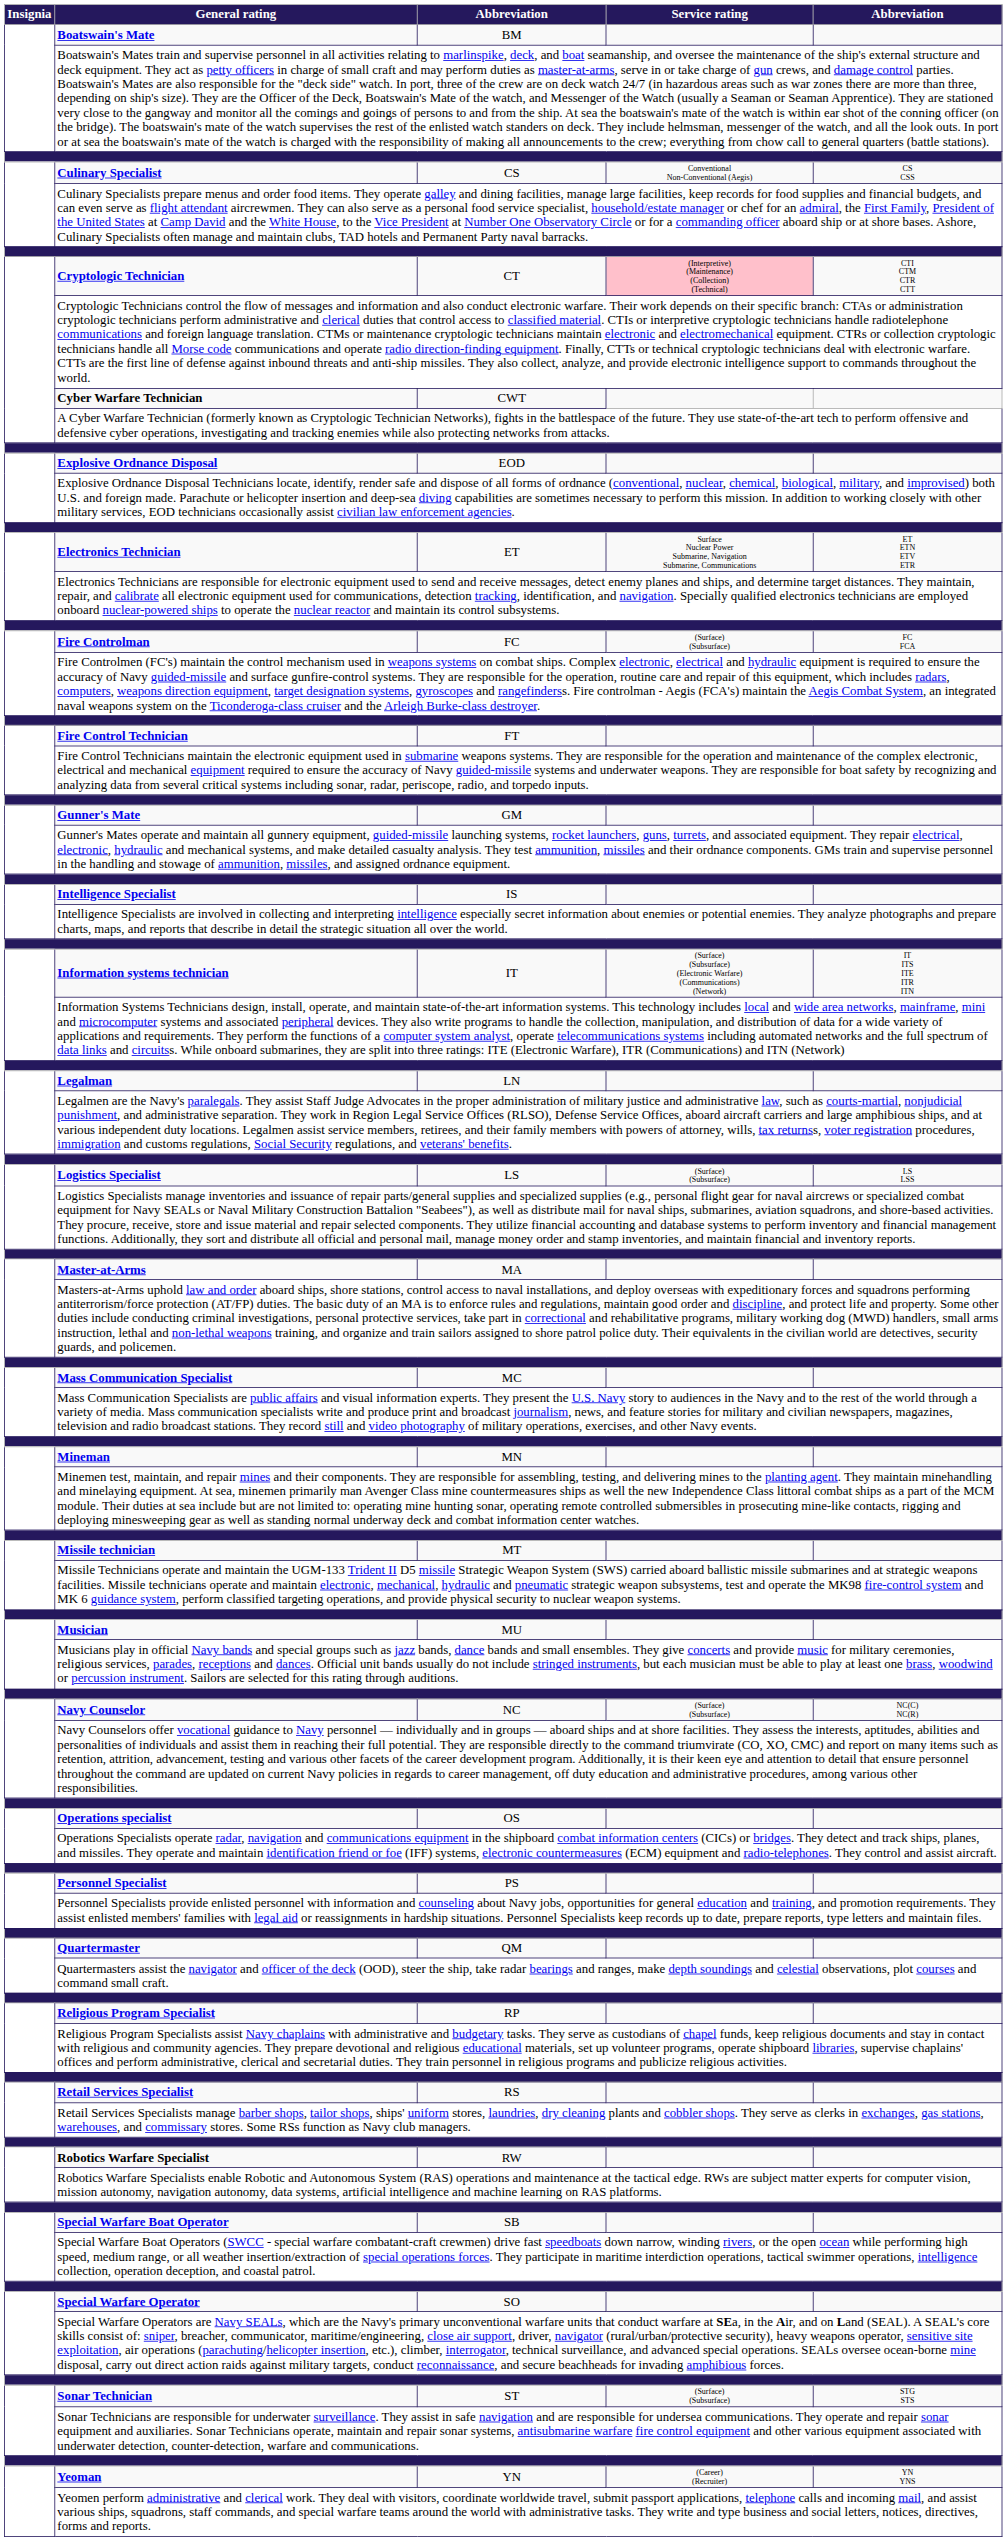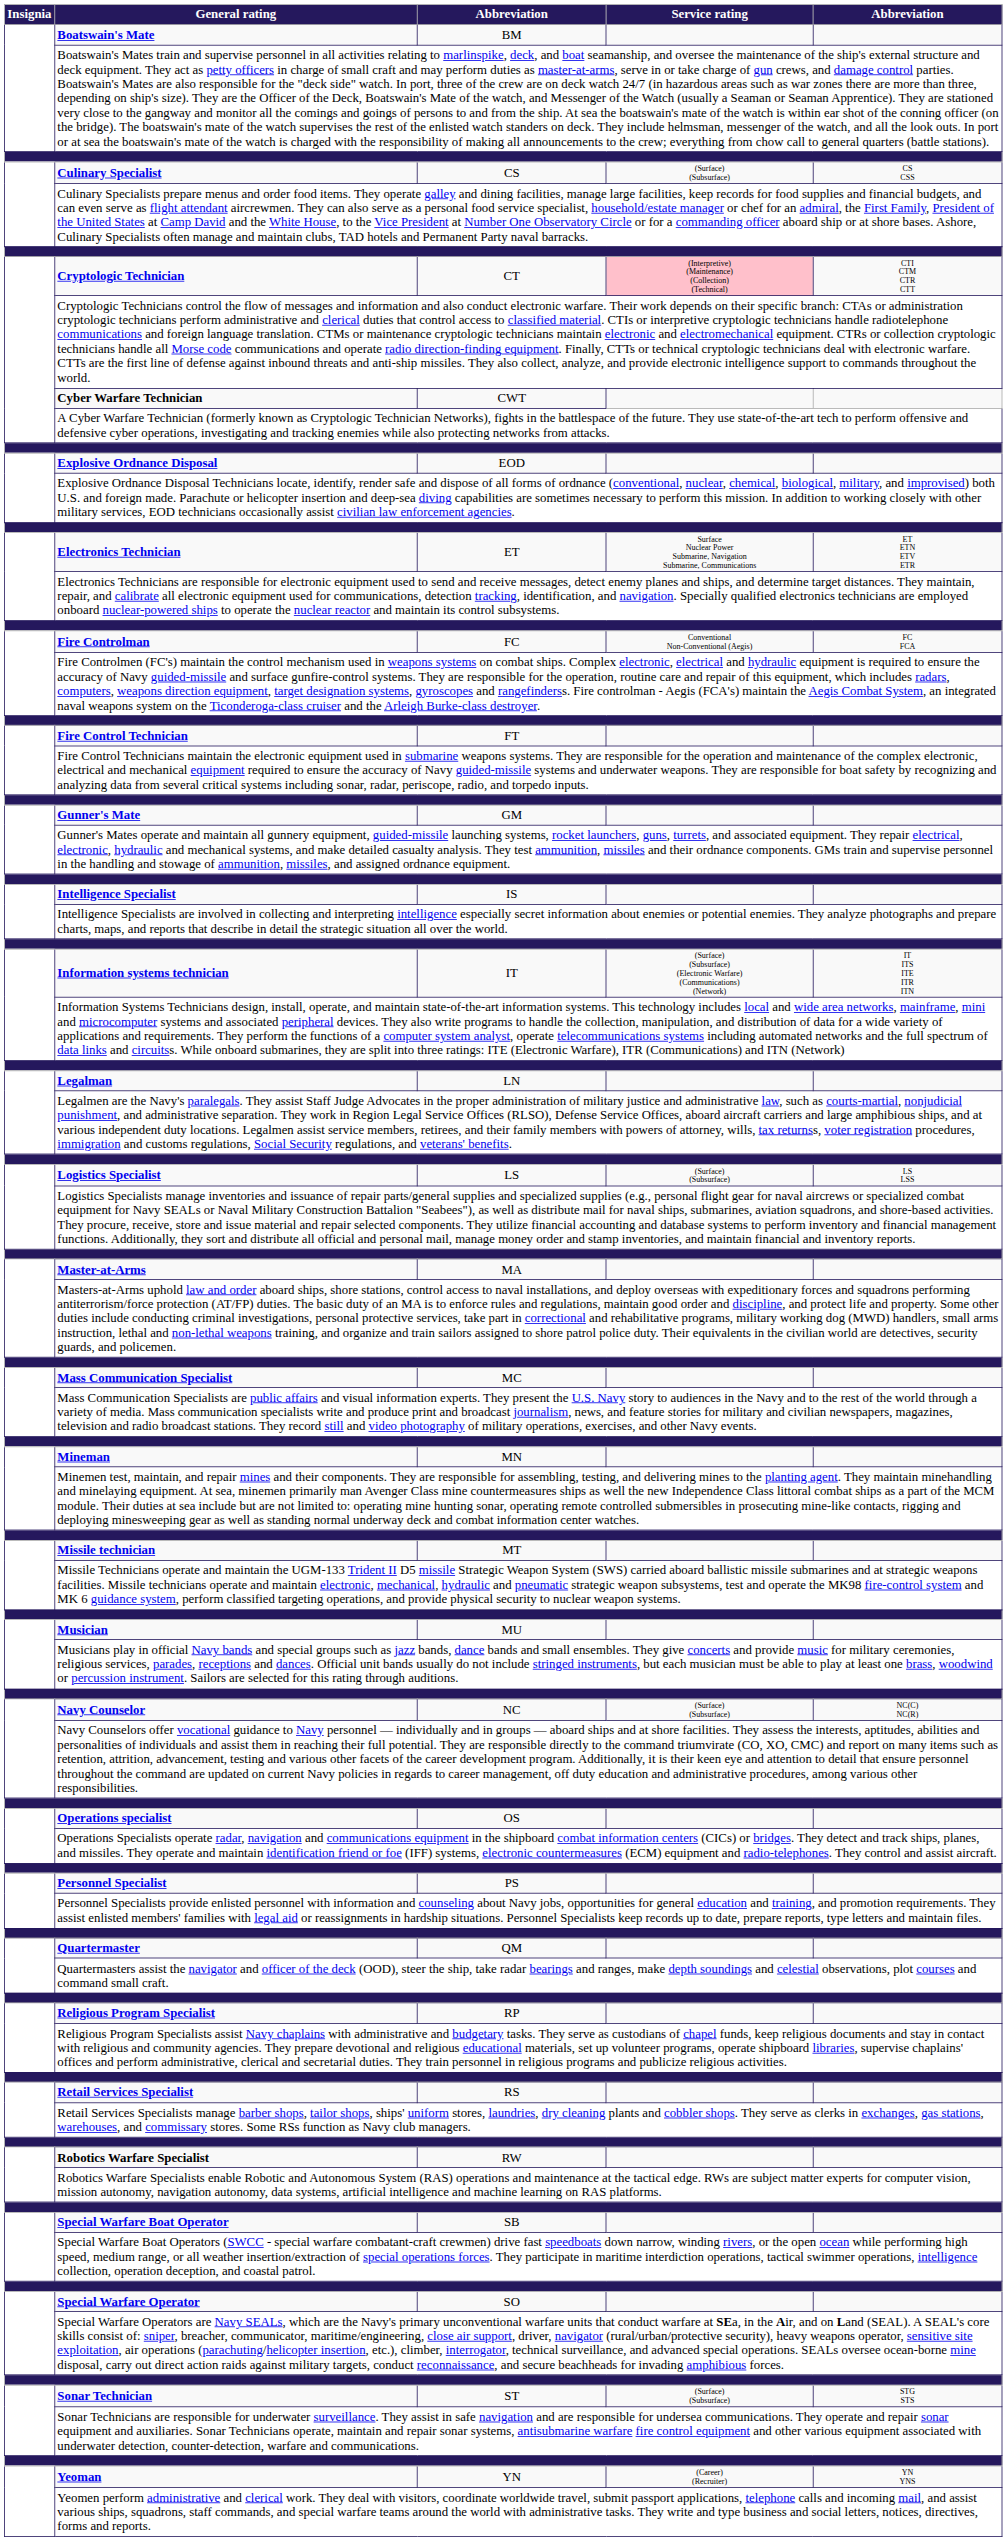(710, 172) Conventional Non-Conventional (Aegis) -> (710, 172) (Surface) (Subsurface)
(710, 641) (Surface) (Subsurface) -> (710, 641) Conventional Non-Conventional (Aegis)
